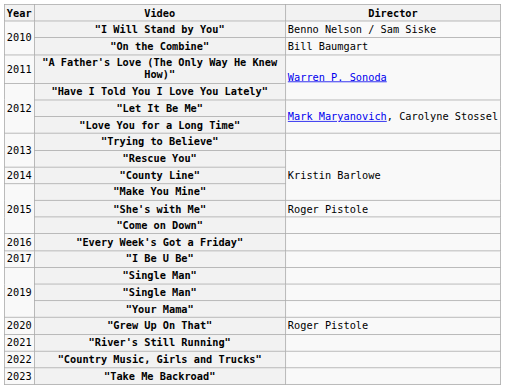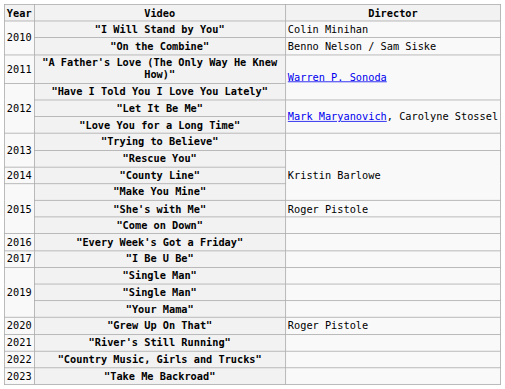(362, 30) Benno Nelson / Sam Siske -> (328, 30) Colin Minihan
(328, 46) Bill Baumgart -> (362, 46) Benno Nelson / Sam Siske
